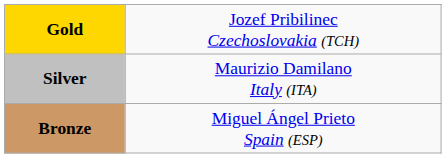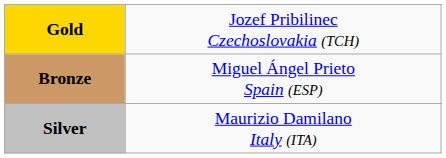rows swapped: (65, 78) <-> (65, 127)
